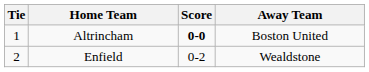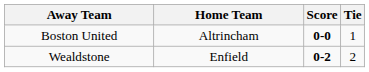columns swapped: (16, 14) <-> (290, 14)
(197, 56) normal -> (322, 56) bold
